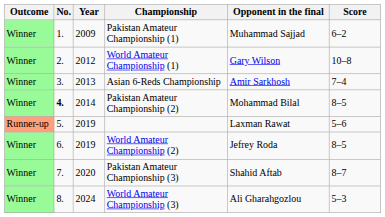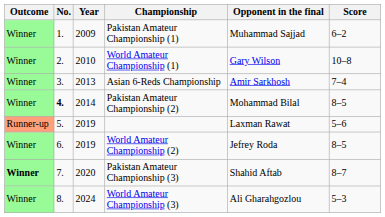(86, 60) 2012 -> (86, 60) 2010
(21, 172) normal -> (23, 172) bold
